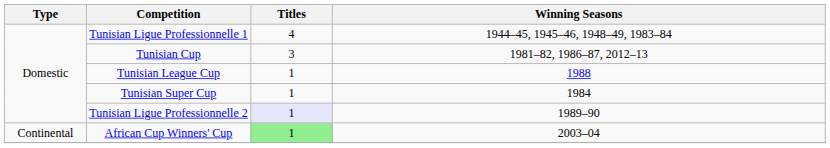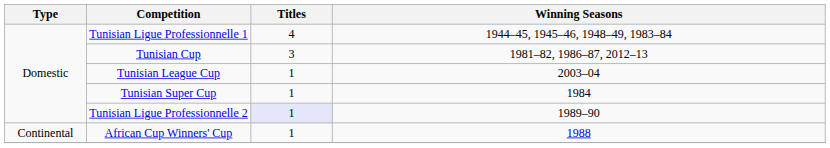(579, 73) 1988 -> (579, 73) 2003–04
(292, 133) lightgreen background -> (292, 133) no background
(579, 133) 2003–04 -> (579, 133) 1988
